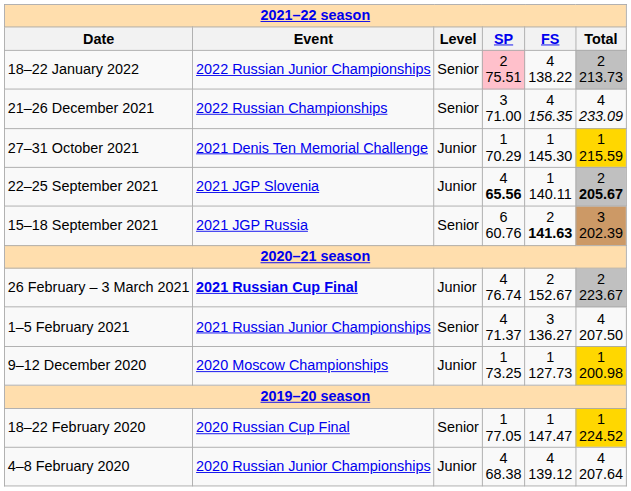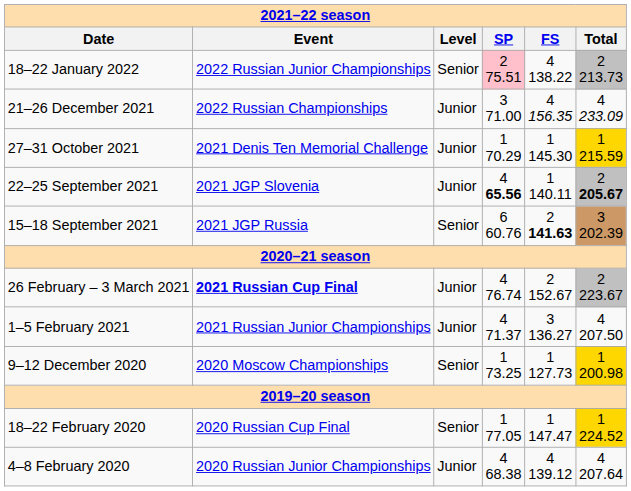(458, 108) Senior -> (457, 108) Junior
(458, 326) Senior -> (457, 326) Junior
(457, 365) Junior -> (458, 365) Senior
